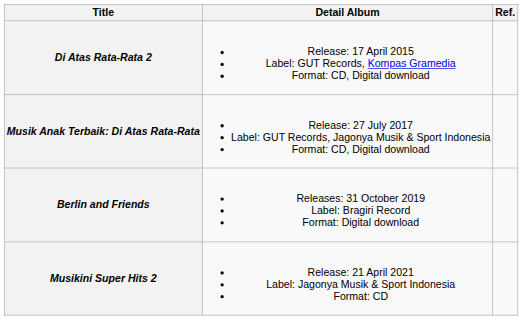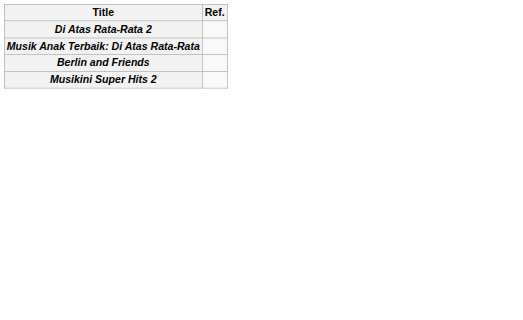- column: (348, 12)
